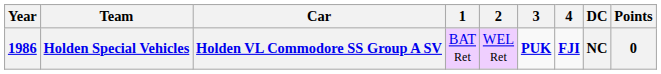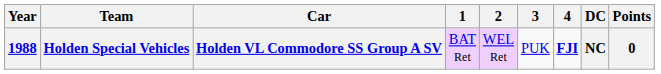(22, 48) 1986 -> (22, 48) 1988
(536, 48) bold -> (535, 48) normal
